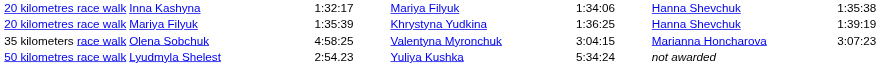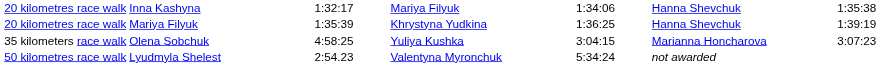(446, 41) Valentyna Myronchuk -> (427, 41) Yuliya Kushka
(427, 57) Yuliya Kushka -> (446, 57) Valentyna Myronchuk
